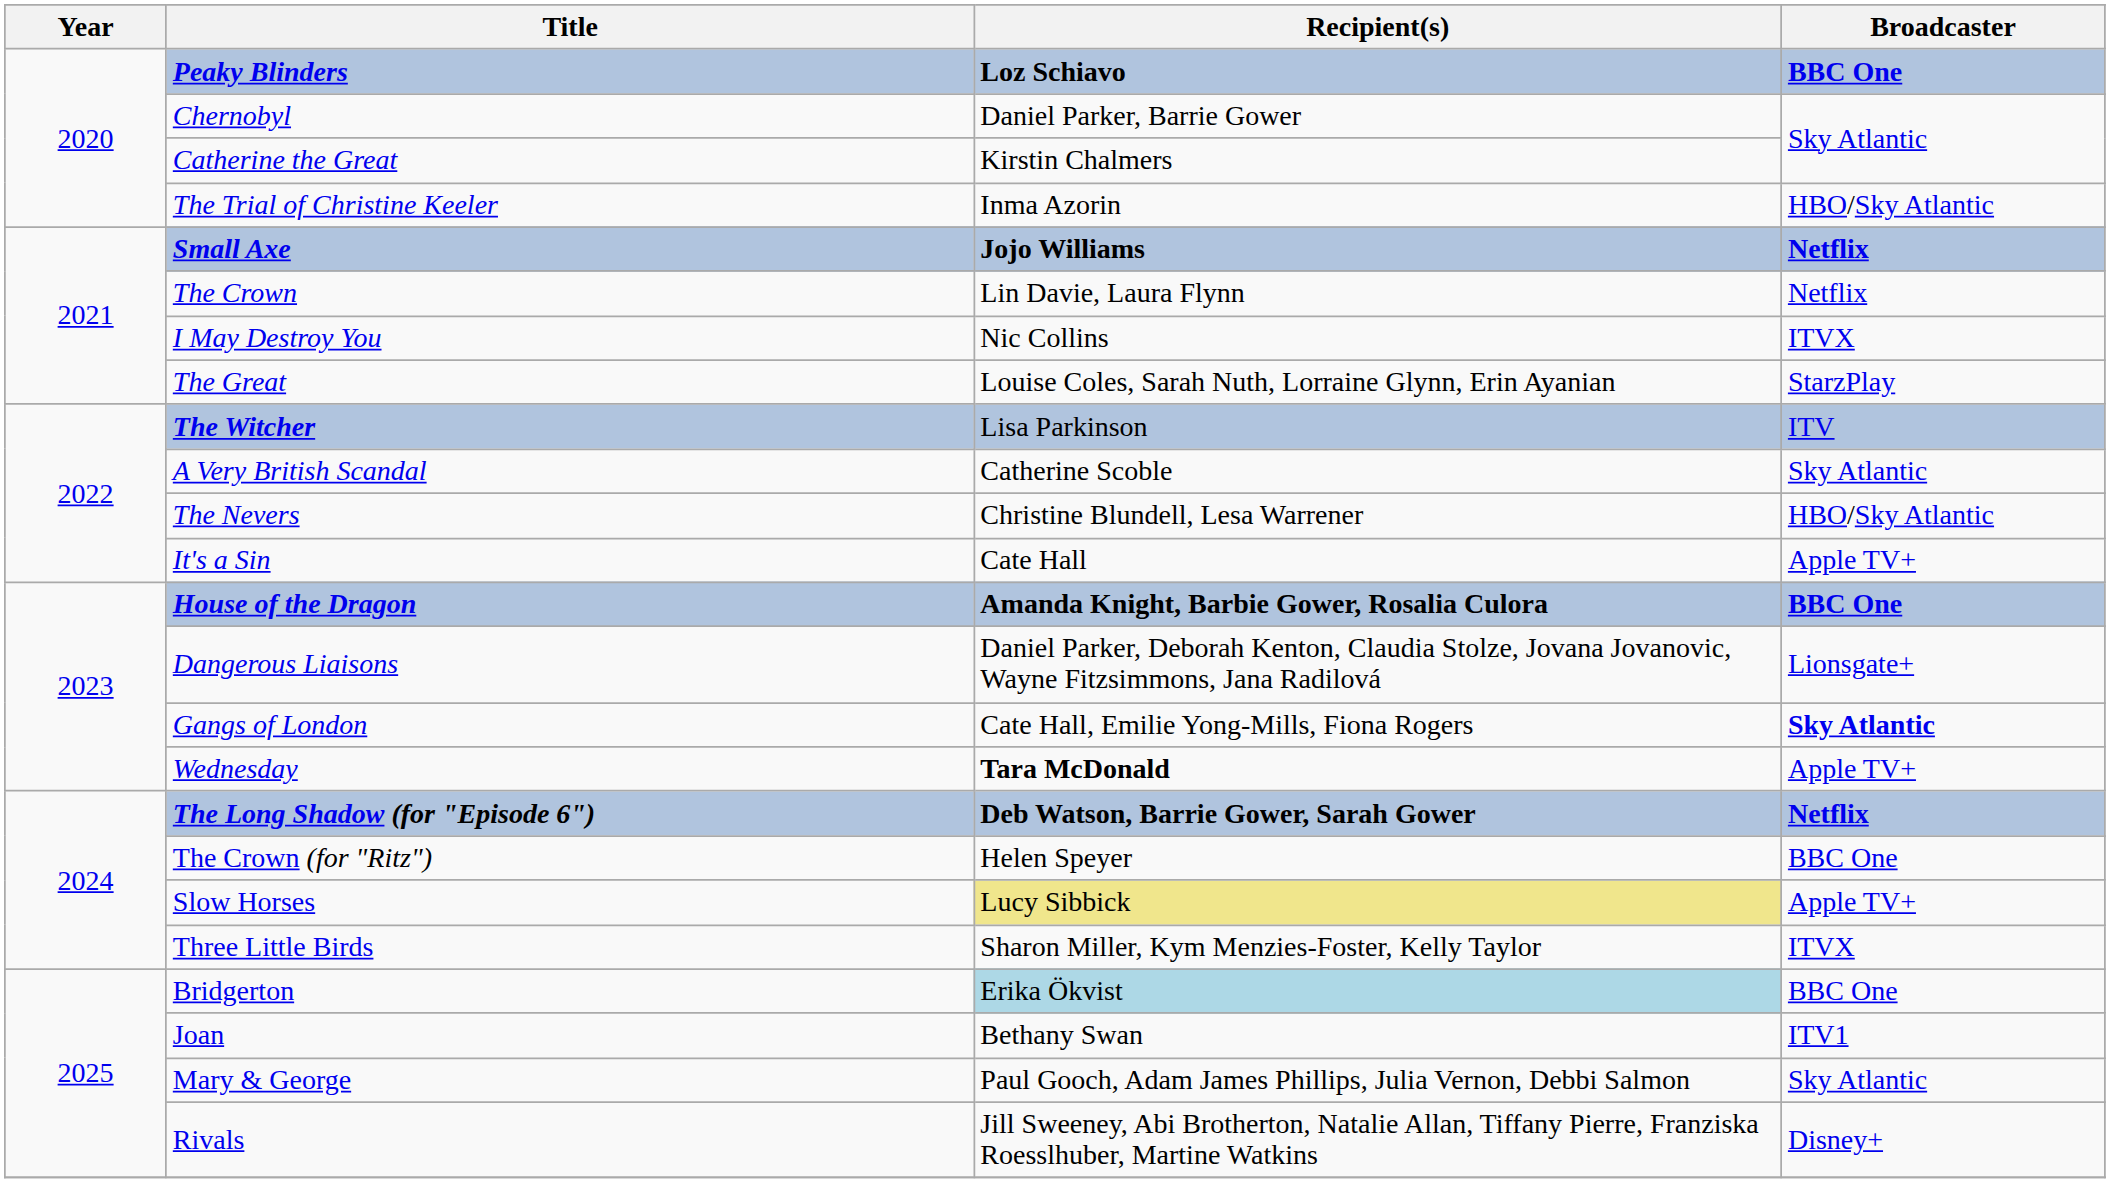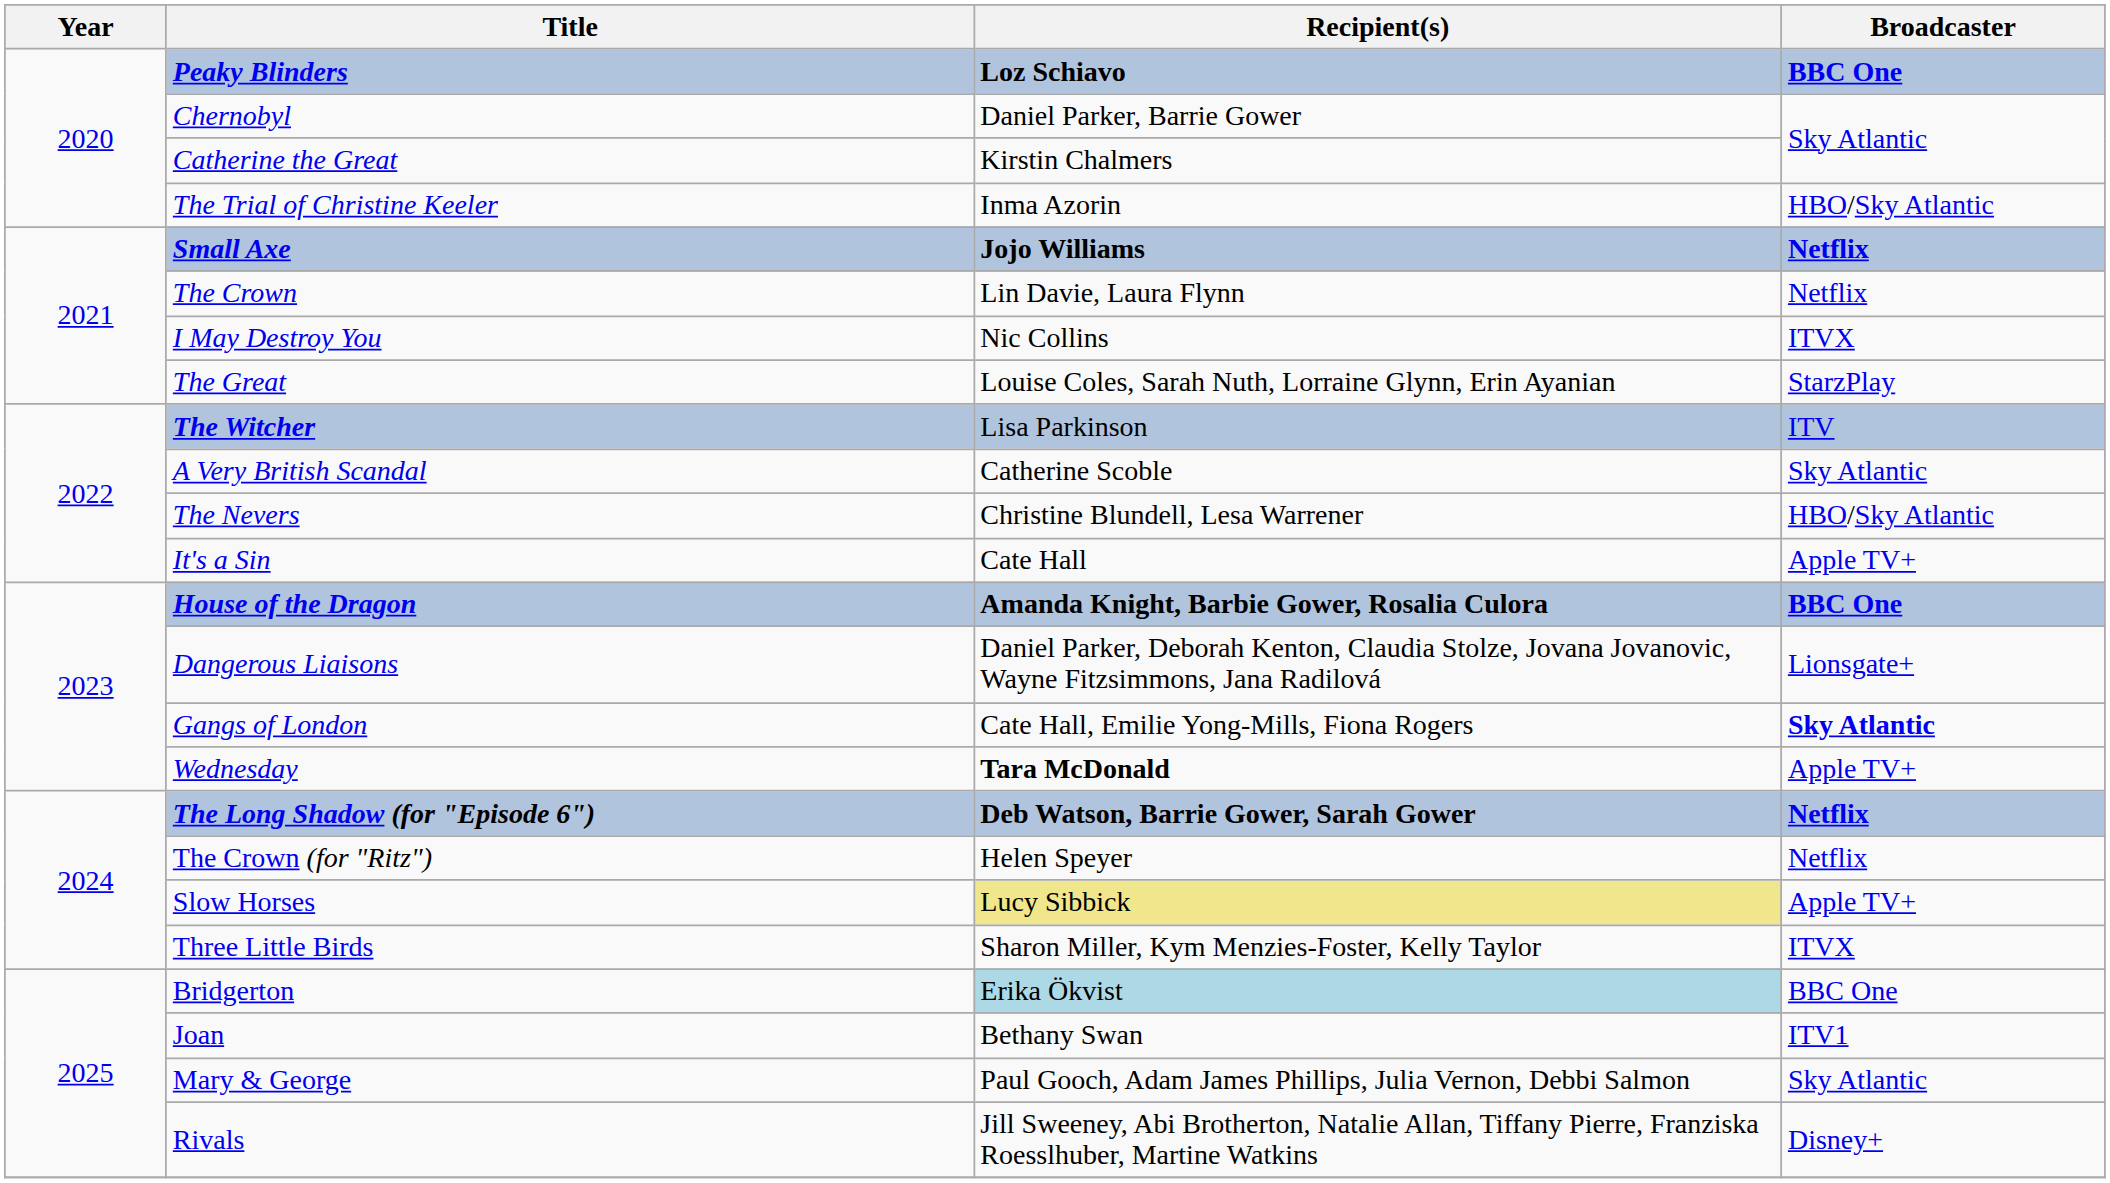(1843, 857) BBC One -> (1828, 857) Netflix
